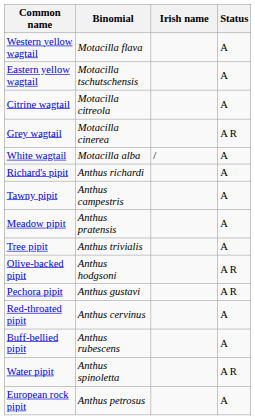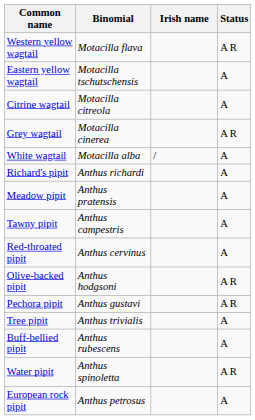(224, 47) A -> (229, 47) A R
rows swapped: (32, 195) <-> (36, 224)
rows swapped: (27, 246) <-> (34, 314)
